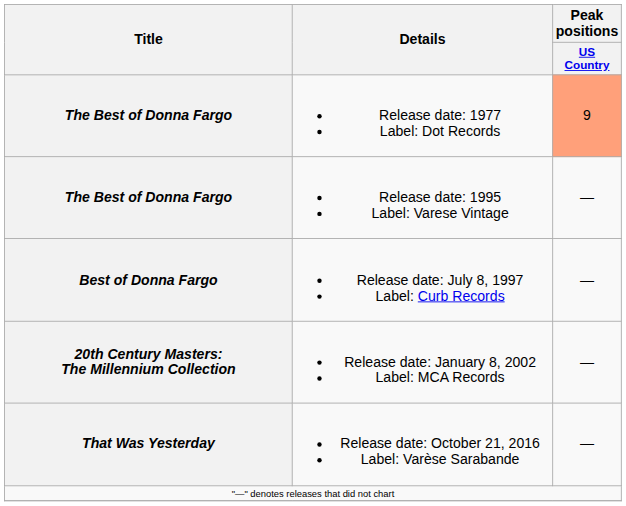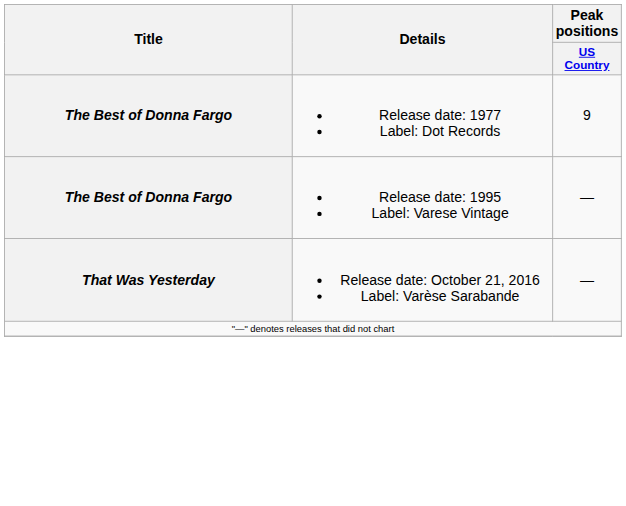(587, 115) lightsalmon background -> (587, 115) no background
- row: (422, 288)
- row: (422, 370)
